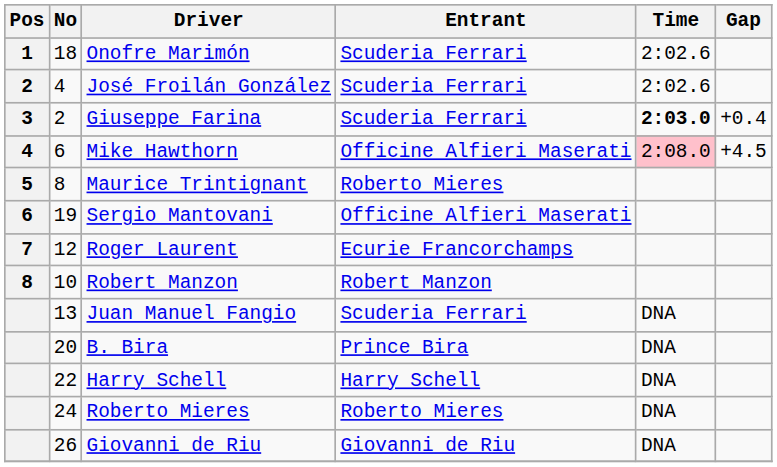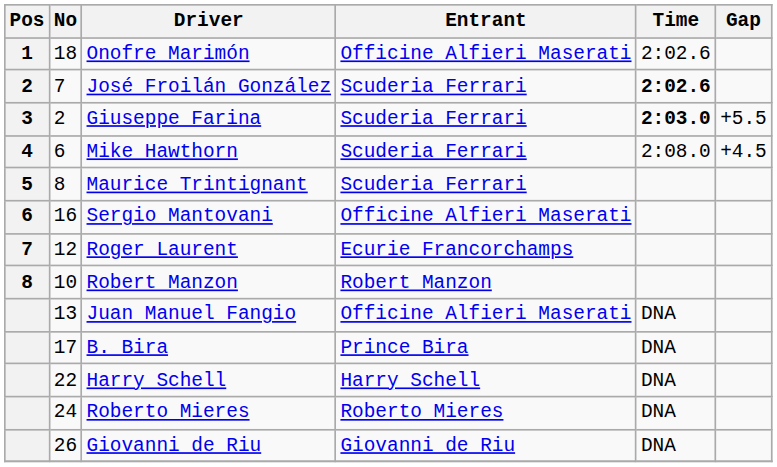(434, 53) Scuderia Ferrari -> (486, 53) Officine Alfieri Maserati
(60, 86) 4 -> (60, 86) 7
(676, 86) normal -> (676, 86) bold
(743, 119) +0.4 -> (743, 119) +5.5
(486, 151) Officine Alfieri Maserati -> (434, 151) Scuderia Ferrari
(676, 151) pink background -> (676, 151) no background
(422, 184) Roberto Mieres -> (434, 184) Scuderia Ferrari
(65, 217) 19 -> (65, 217) 16
(434, 314) Scuderia Ferrari -> (486, 314) Officine Alfieri Maserati
(65, 347) 20 -> (65, 347) 17
